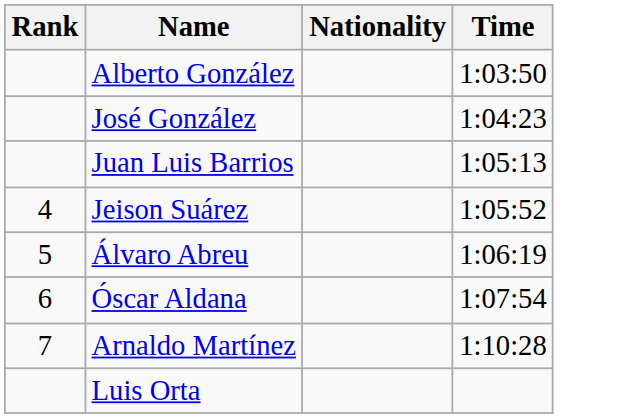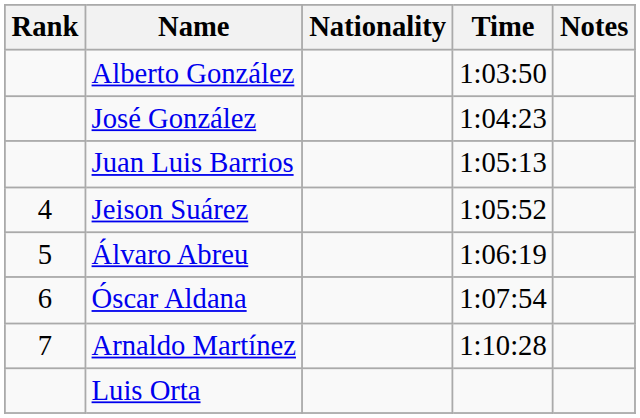+ column: (594, 27)
